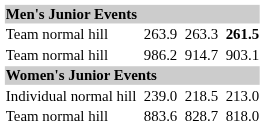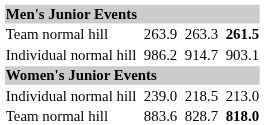(57, 55) Team normal hill -> (71, 55) Individual normal hill
(242, 116) normal -> (242, 116) bold
